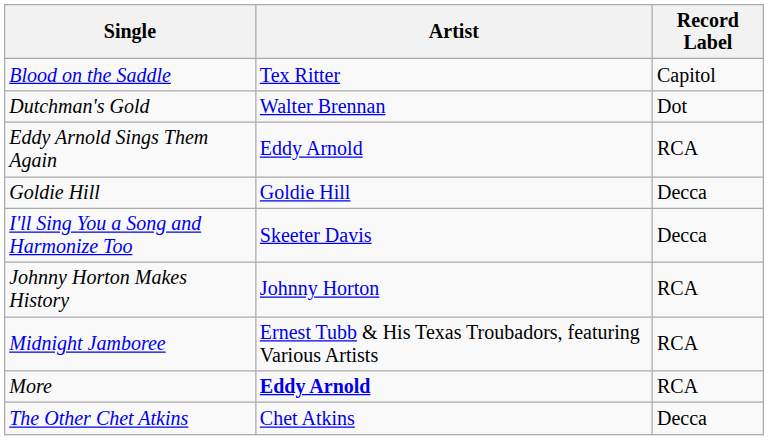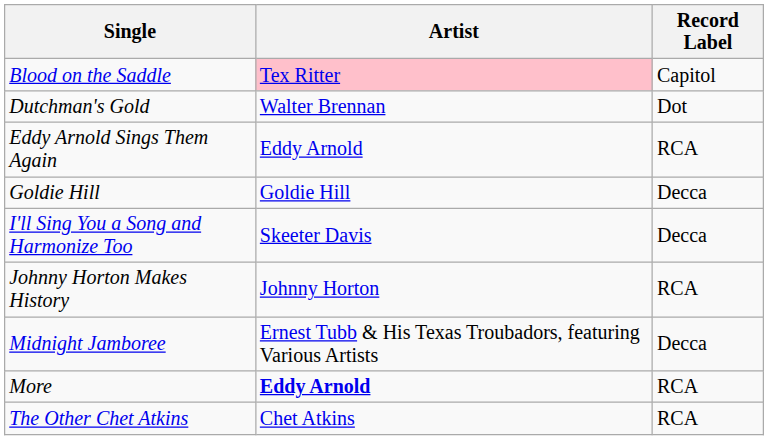(300, 74) no background -> (300, 74) pink background
(678, 343) RCA -> (682, 343) Decca
(682, 418) Decca -> (678, 418) RCA
